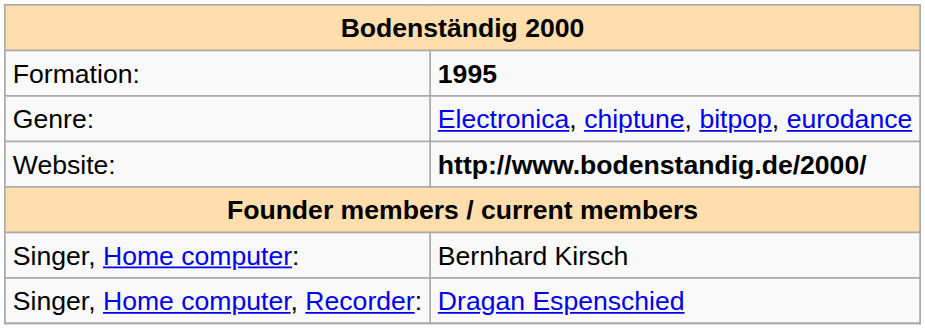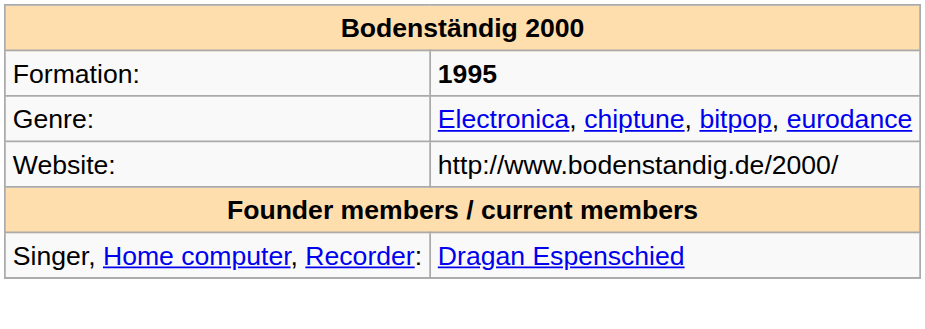(652, 164) bold -> (638, 164) normal
- row: (156, 255)
